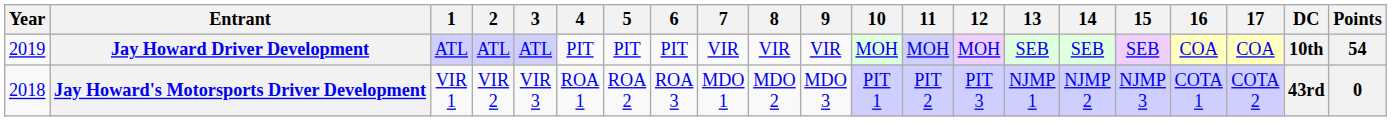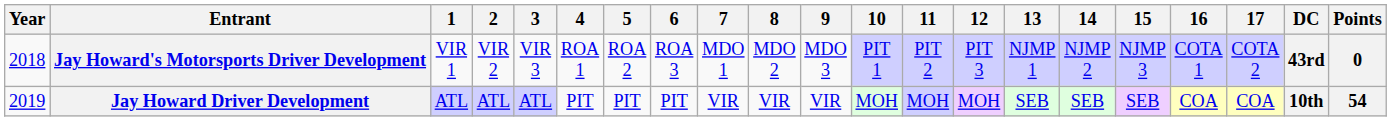rows swapped: (240, 89) <-> (240, 49)
